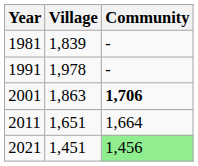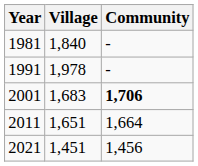(67, 43) 1,839 -> (67, 43) 1,840
(67, 95) 1,863 -> (67, 95) 1,683
(124, 148) lightgreen background -> (124, 148) no background
